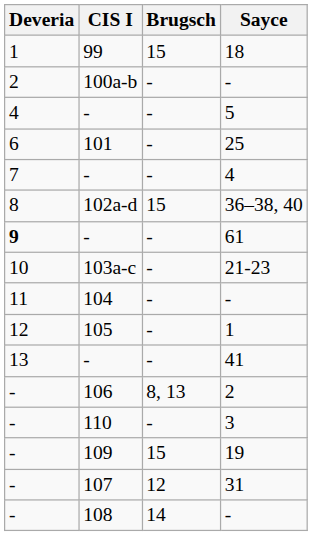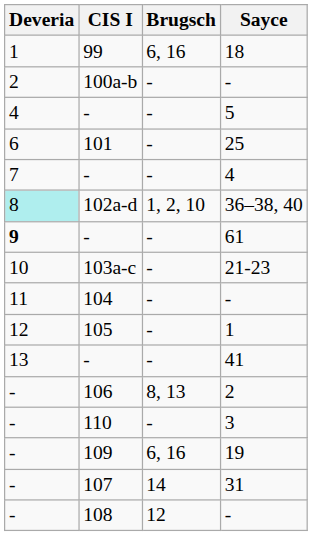(156, 50) 15 -> (166, 50) 6, 16
(14, 205) no background -> (14, 205) paleturquoise background
(156, 205) 15 -> (176, 205) 1, 2, 10
(156, 453) 15 -> (166, 453) 6, 16
(156, 484) 12 -> (156, 484) 14
(156, 515) 14 -> (156, 515) 12
